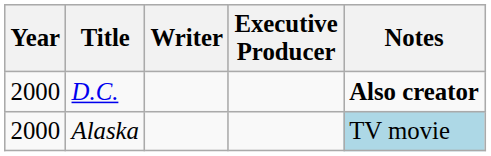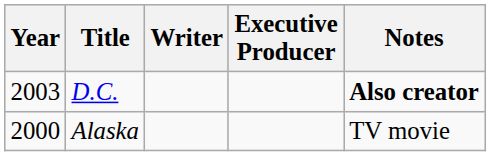(35, 91) 2000 -> (35, 91) 2003
(400, 130) lightblue background -> (400, 130) no background
